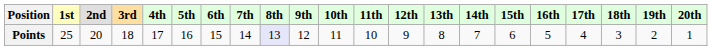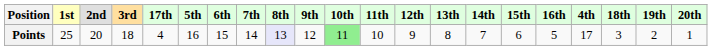columns swapped: (157, 14) <-> (583, 14)
(336, 34) no background -> (342, 34) lightgreen background
